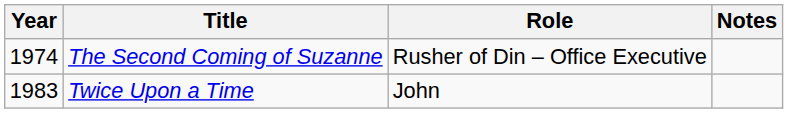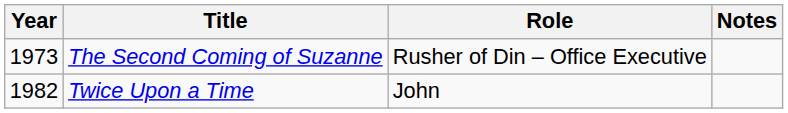(34, 56) 1974 -> (34, 56) 1973
(34, 90) 1983 -> (34, 90) 1982
